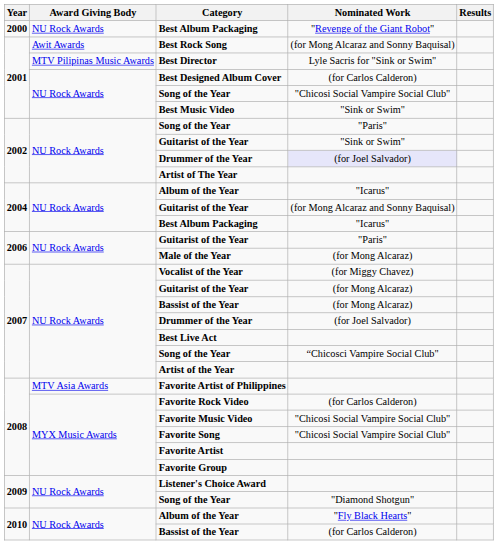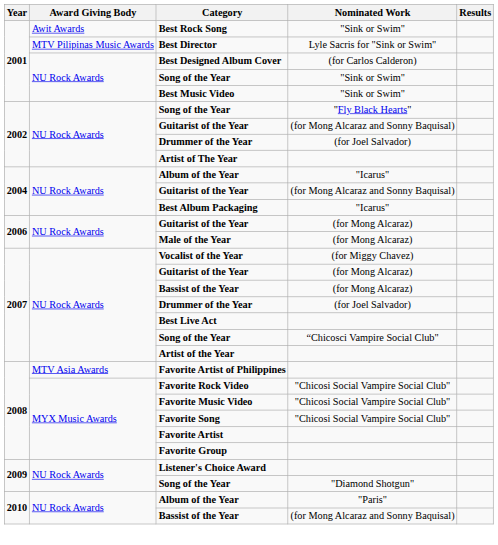- row: (17, 28)
(373, 45) (for Mong Alcaraz and Sonny Baquisal) -> (373, 28) "Sink or Swim"
(373, 93) "Chicosi Social Vampire Social Club" -> (373, 77) "Sink or Swim"
(373, 126) "Paris" -> (373, 110) "Fly Black Hearts"
(373, 142) "Sink or Swim" -> (373, 126) (for Mong Alcaraz and Sonny Baquisal)
(373, 158) lavender background -> (373, 142) no background
(373, 239) "Paris" -> (373, 223) (for Mong Alcaraz)
(373, 402) (for Carlos Calderon) -> (373, 386) "Chicosi Social Vampire Social Club"
(373, 516) "Fly Black Hearts" -> (373, 499) "Paris"
(373, 532) (for Carlos Calderon) -> (373, 516) (for Mong Alcaraz and Sonny Baquisal)
